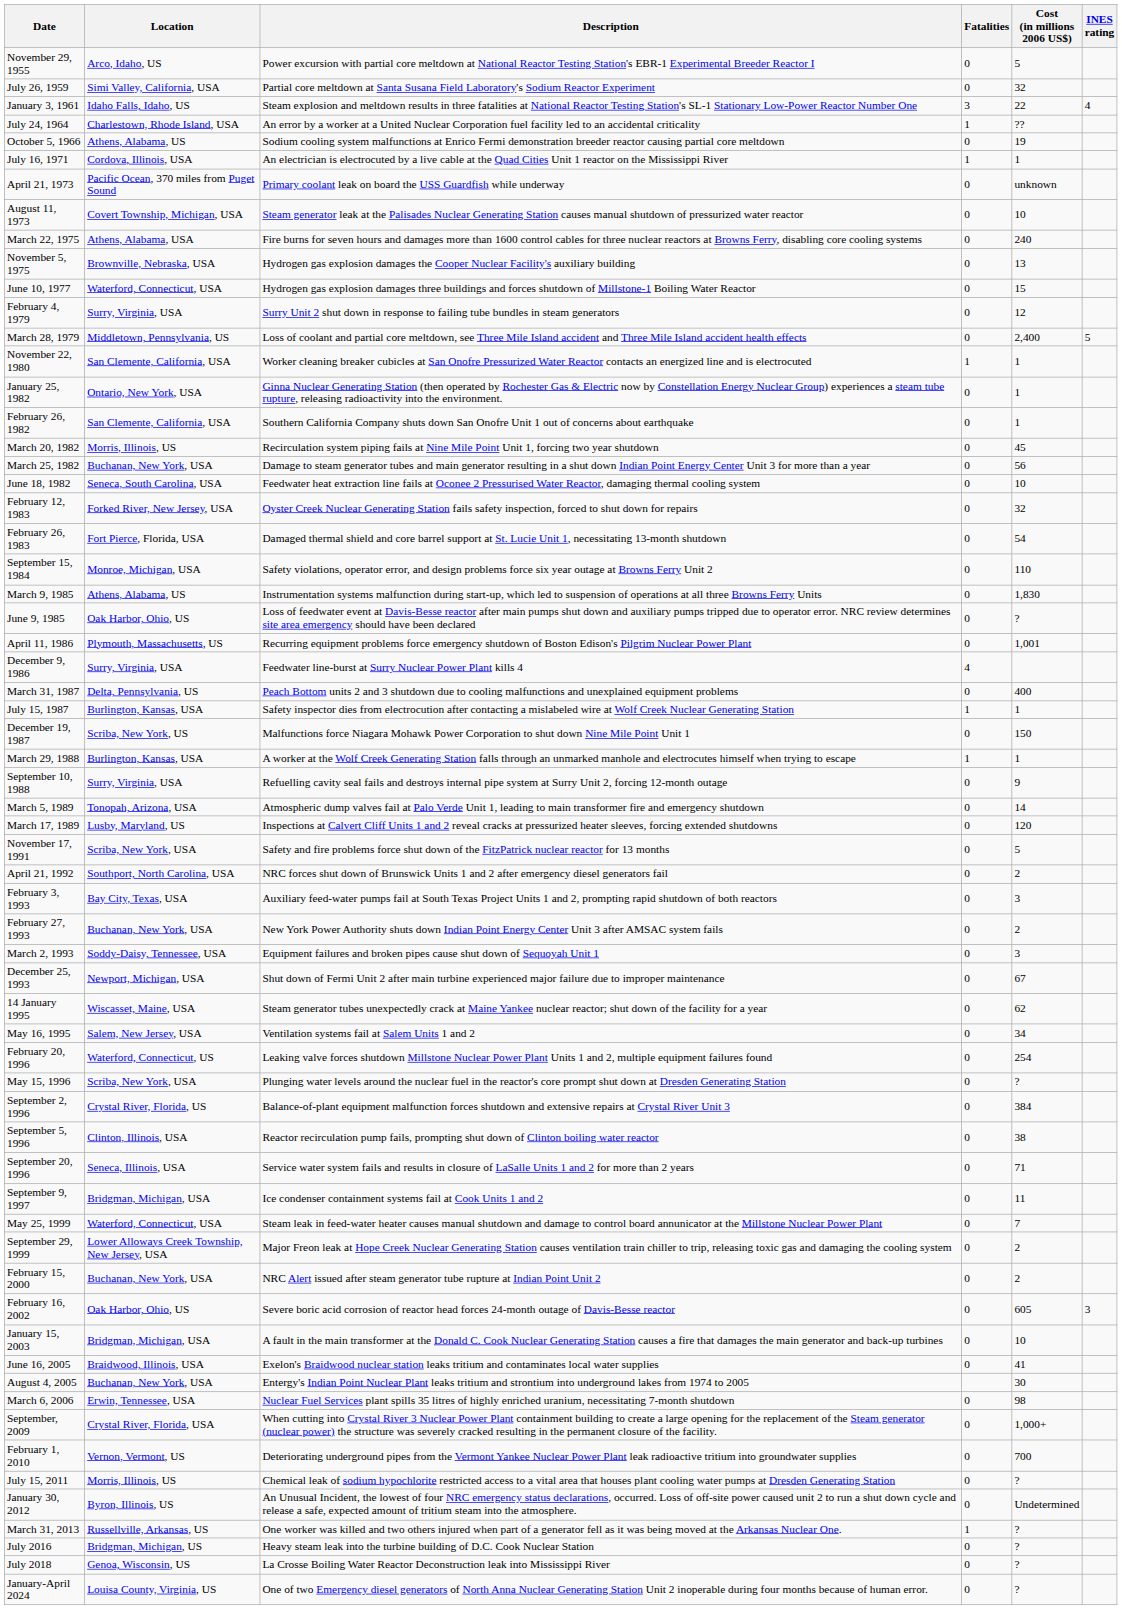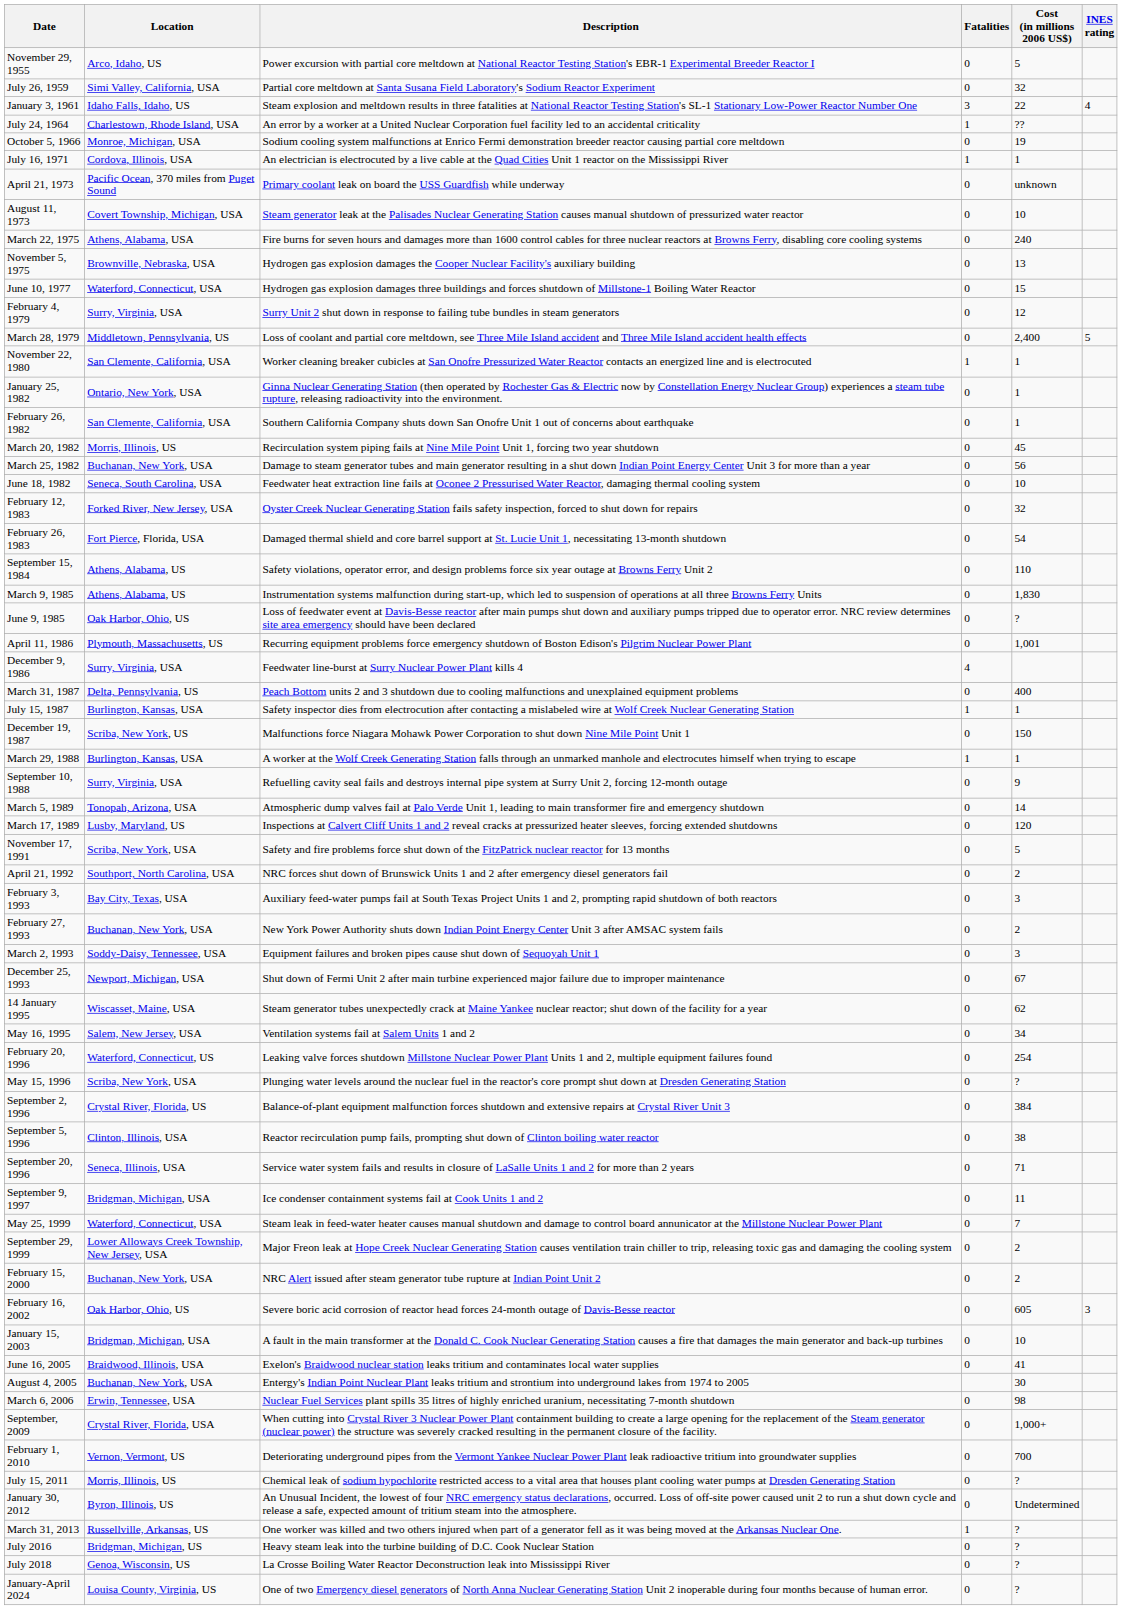(136, 141) Athens, Alabama, US -> (144, 141) Monroe, Michigan, USA
(144, 569) Monroe, Michigan, USA -> (136, 569) Athens, Alabama, US
